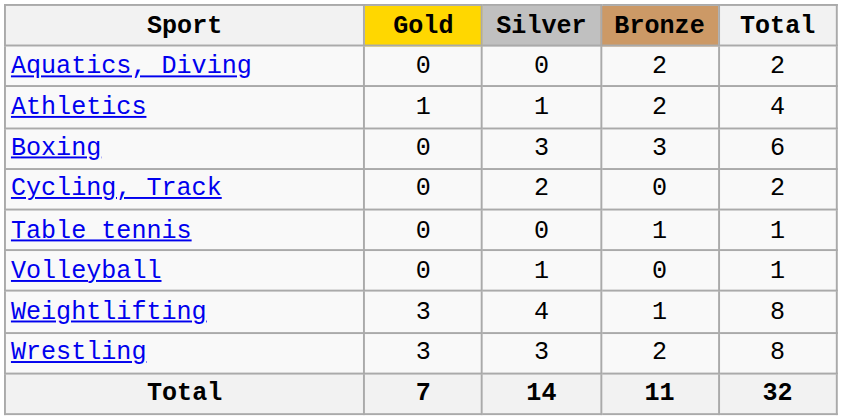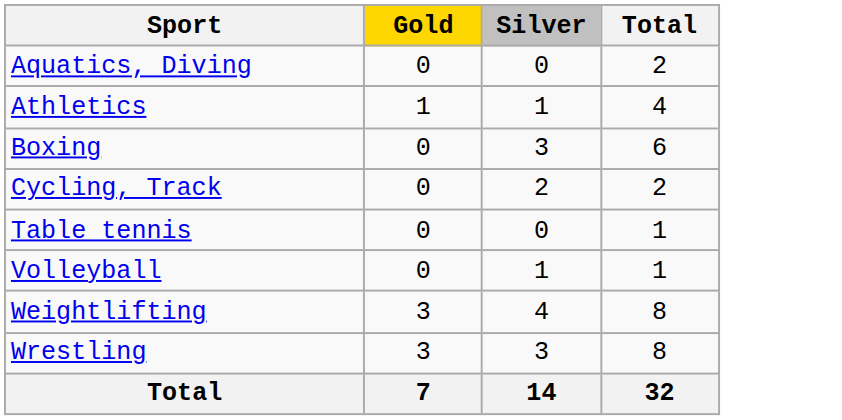- column: (660, 25)
